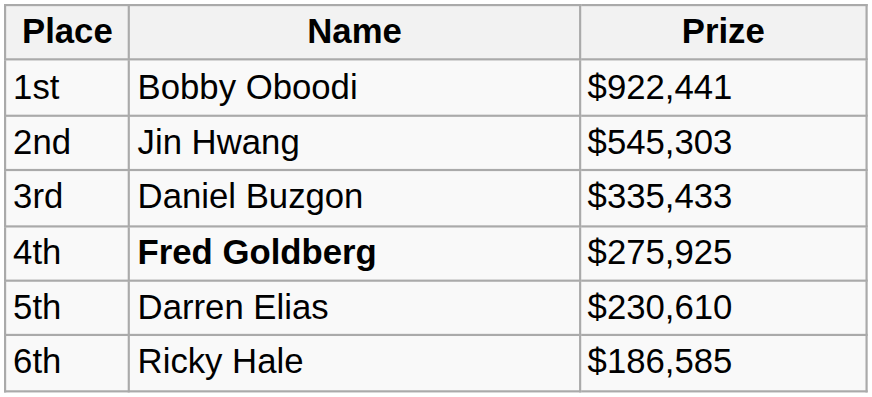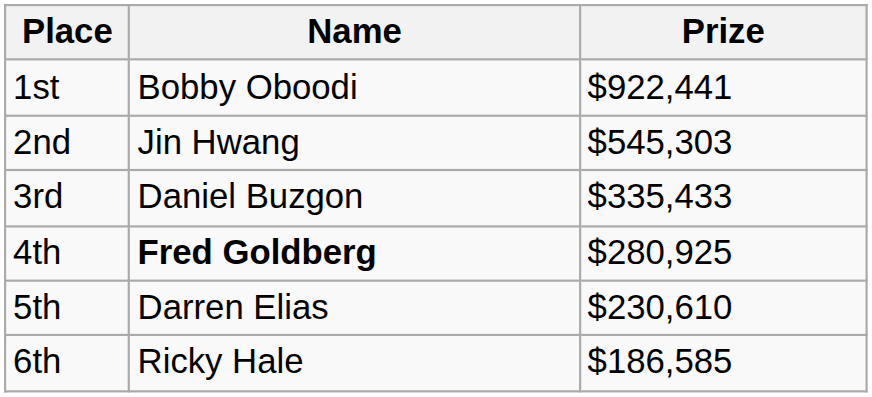(660, 252) $275,925 -> (660, 252) $280,925
